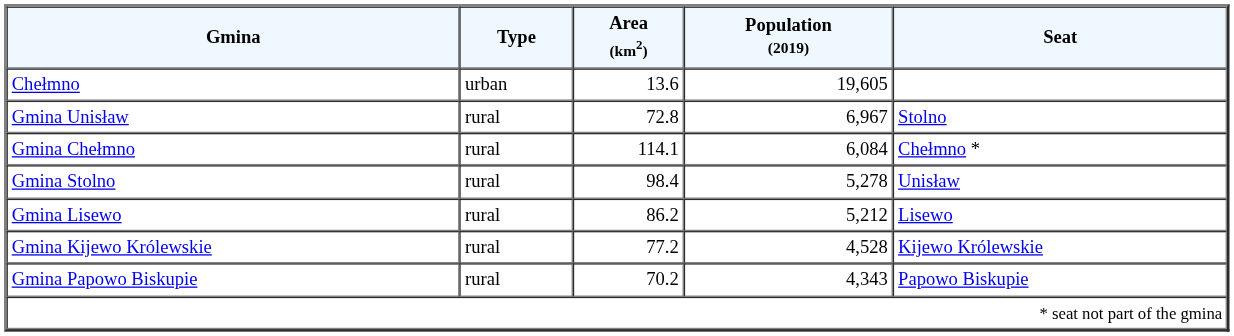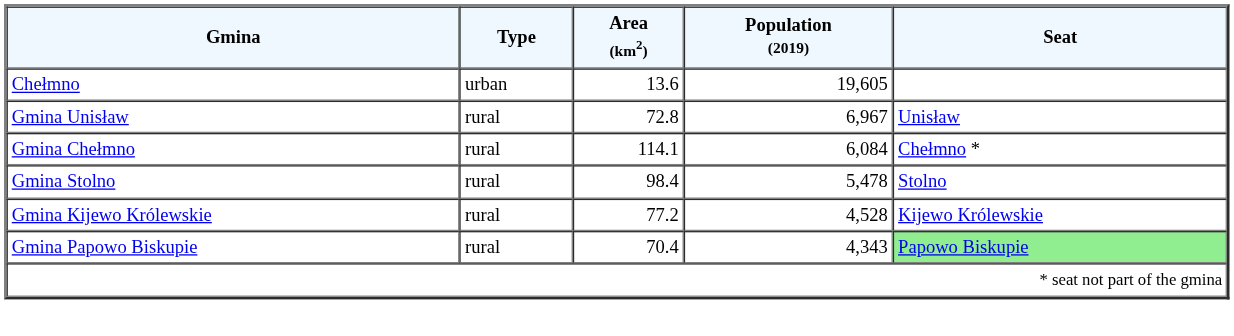(922, 116) Stolno -> (929, 116) Unisław
(867, 181) 5,278 -> (867, 181) 5,478
(929, 181) Unisław -> (922, 181) Stolno
- row: (67, 214)
(663, 279) 70.2 -> (663, 246) 70.4
(963, 279) no background -> (963, 246) lightgreen background
